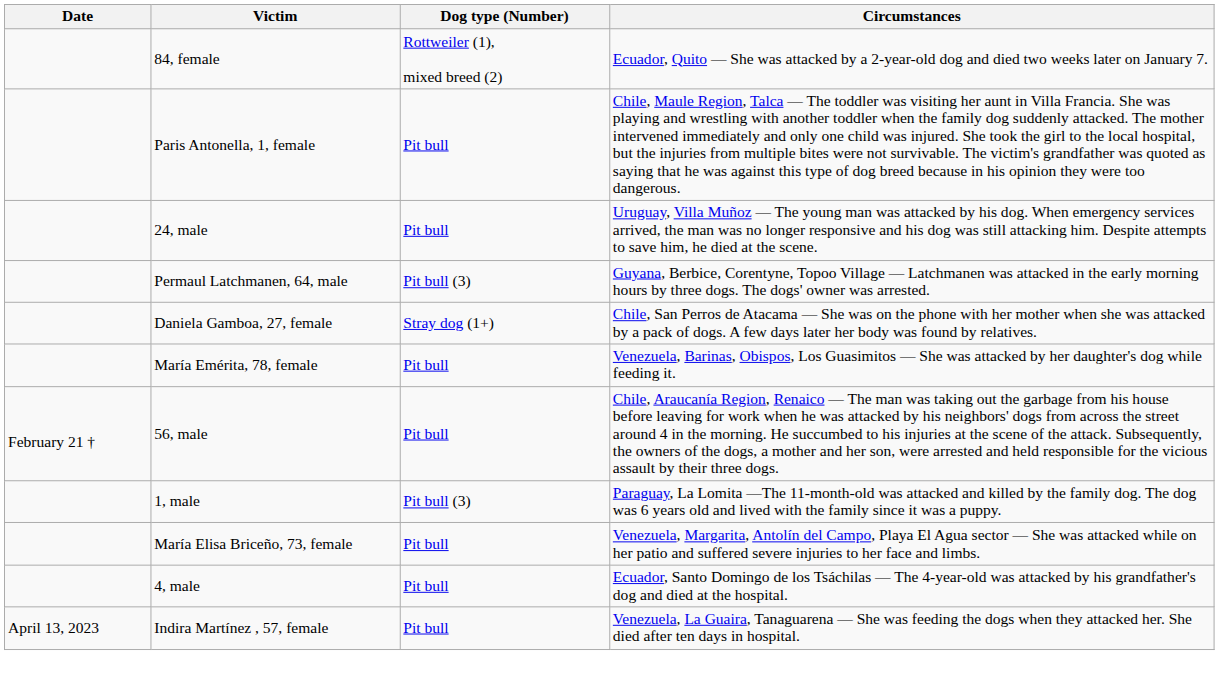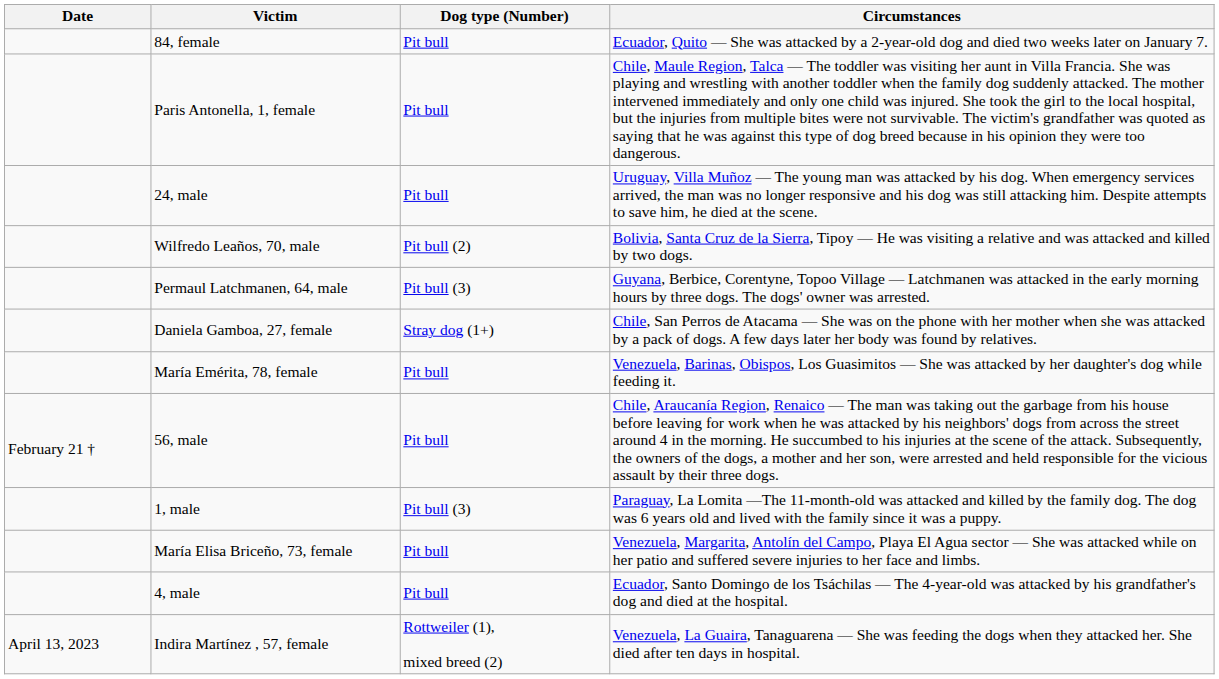(453, 58) Rottweiler (1), mixed breed (2) -> (426, 41) Pit bull
+ row: (237, 246)
(426, 628) Pit bull -> (453, 643) Rottweiler (1), mixed breed (2)
